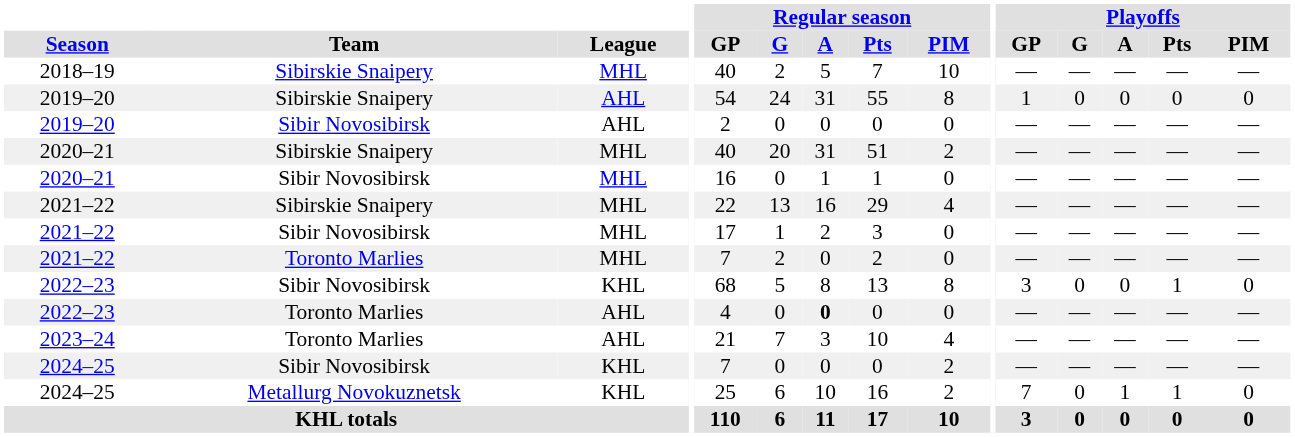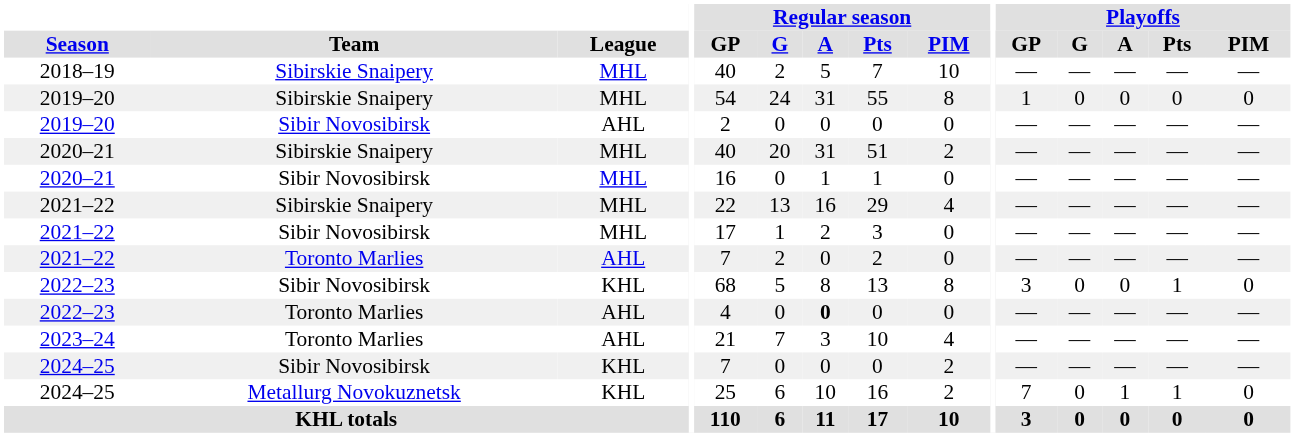(623, 97) AHL -> (623, 97) MHL
(623, 258) MHL -> (623, 258) AHL
